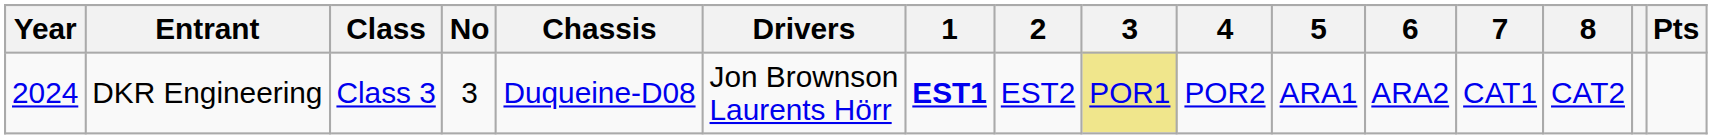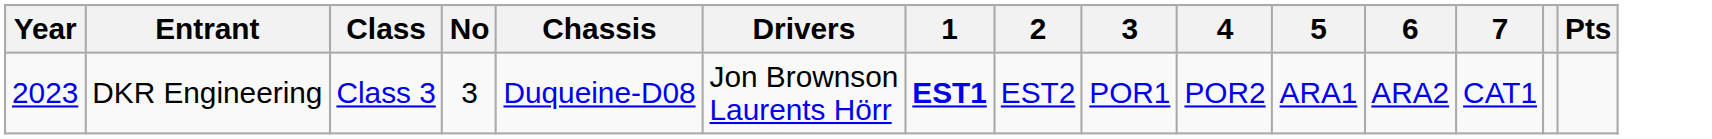- column: (1588, 29)
(45, 93) 2024 -> (45, 93) 2023
(1130, 93) khaki background -> (1130, 93) no background
